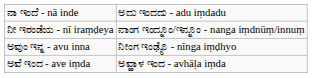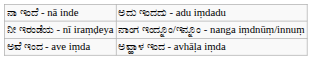- row: (48, 47)
